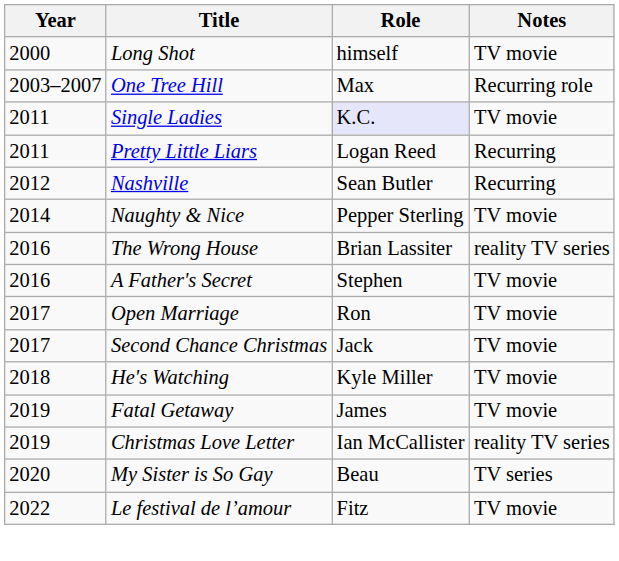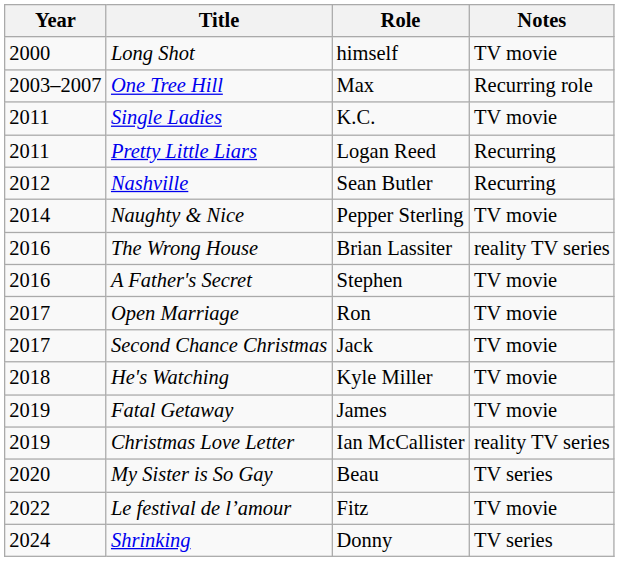(356, 118) lavender background -> (356, 118) no background
+ row: (151, 540)
